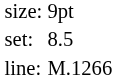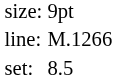rows swapped: (19, 39) <-> (23, 68)
